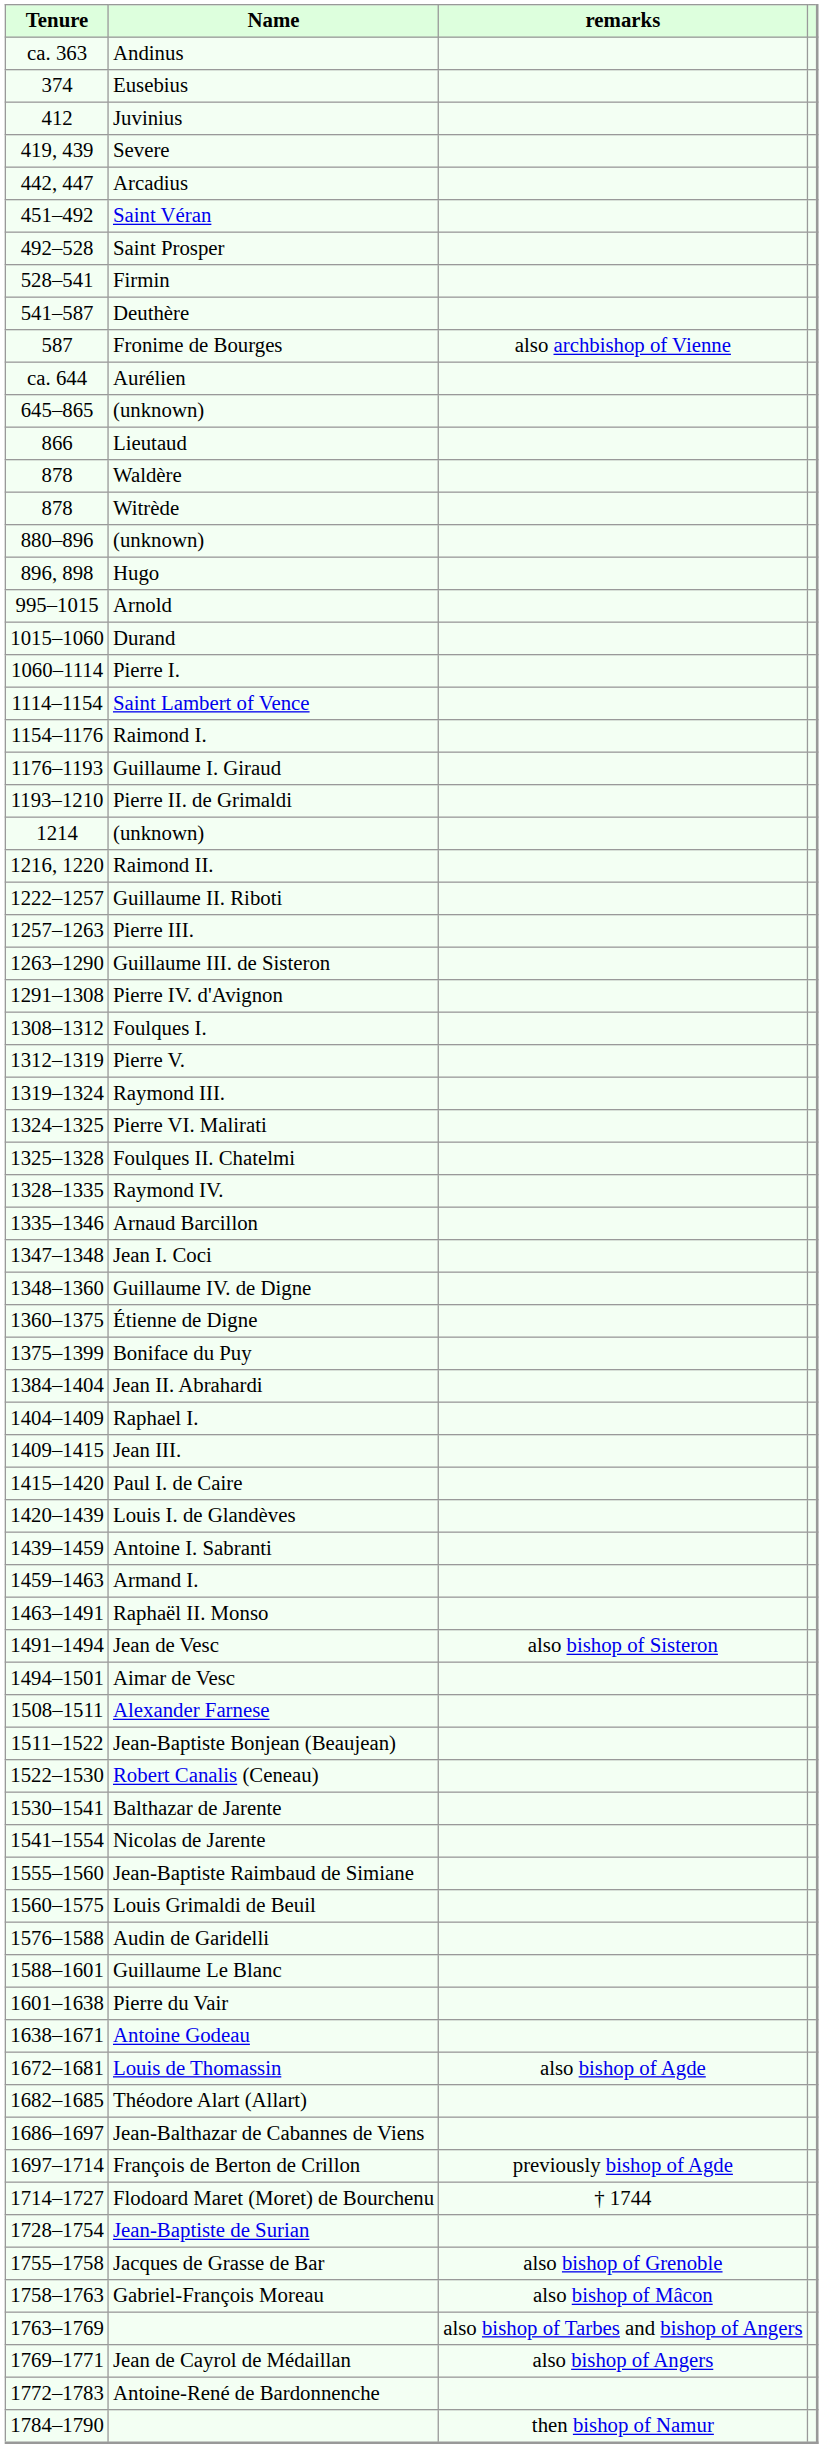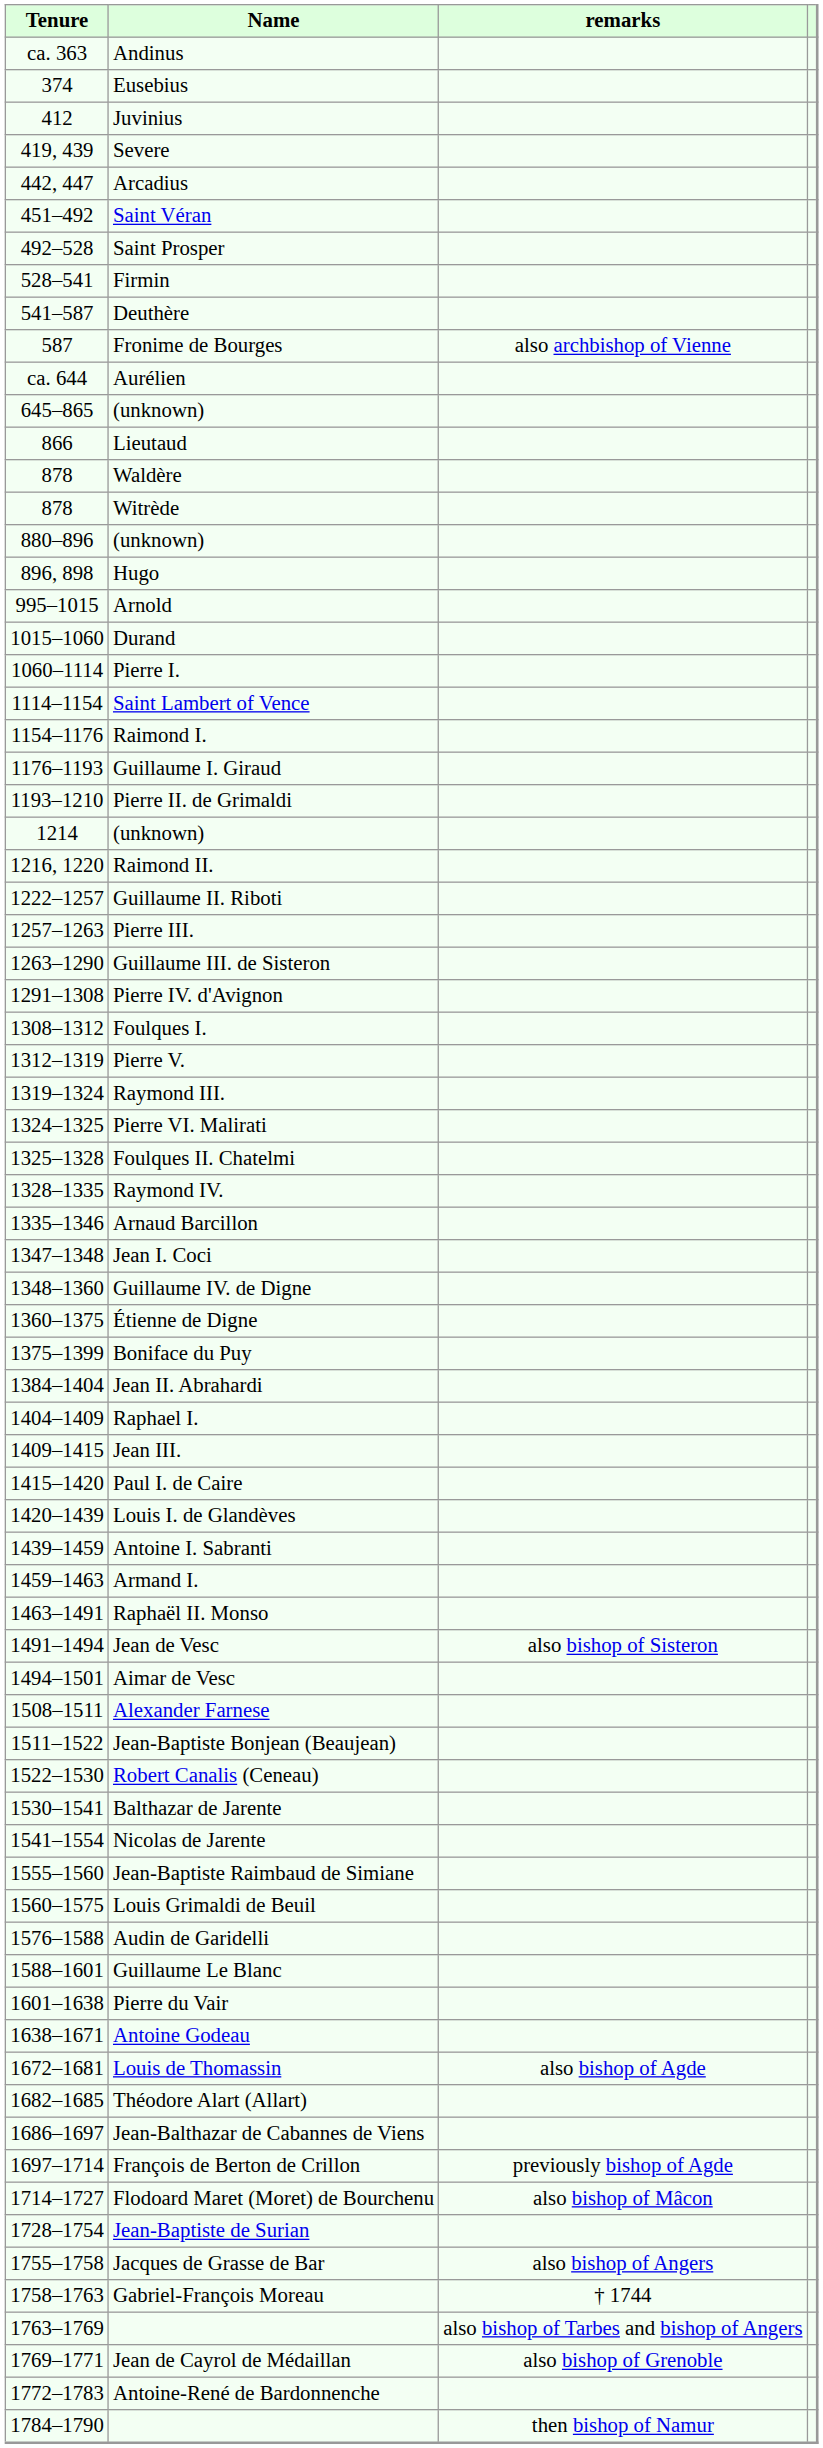(623, 2198) † 1744 -> (623, 2198) also bishop of Mâcon
(623, 2263) also bishop of Grenoble -> (623, 2263) also bishop of Angers
(623, 2295) also bishop of Mâcon -> (623, 2295) † 1744
(623, 2360) also bishop of Angers -> (623, 2360) also bishop of Grenoble
